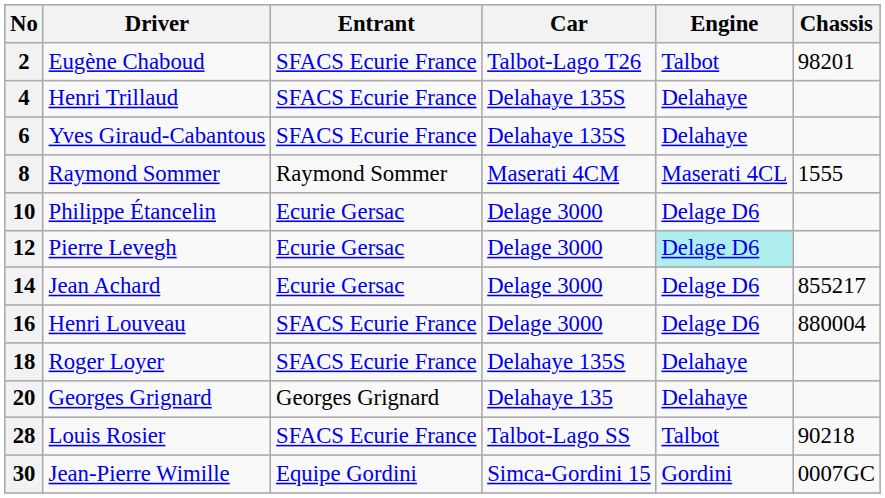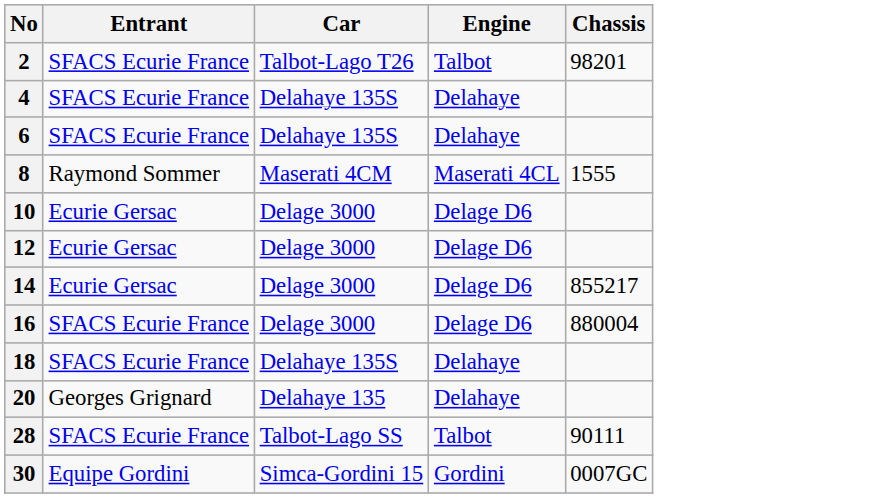- column: (157, 23)
(710, 248) paleturquoise background -> (483, 248) no background
(826, 436) 90218 -> (598, 436) 90111
